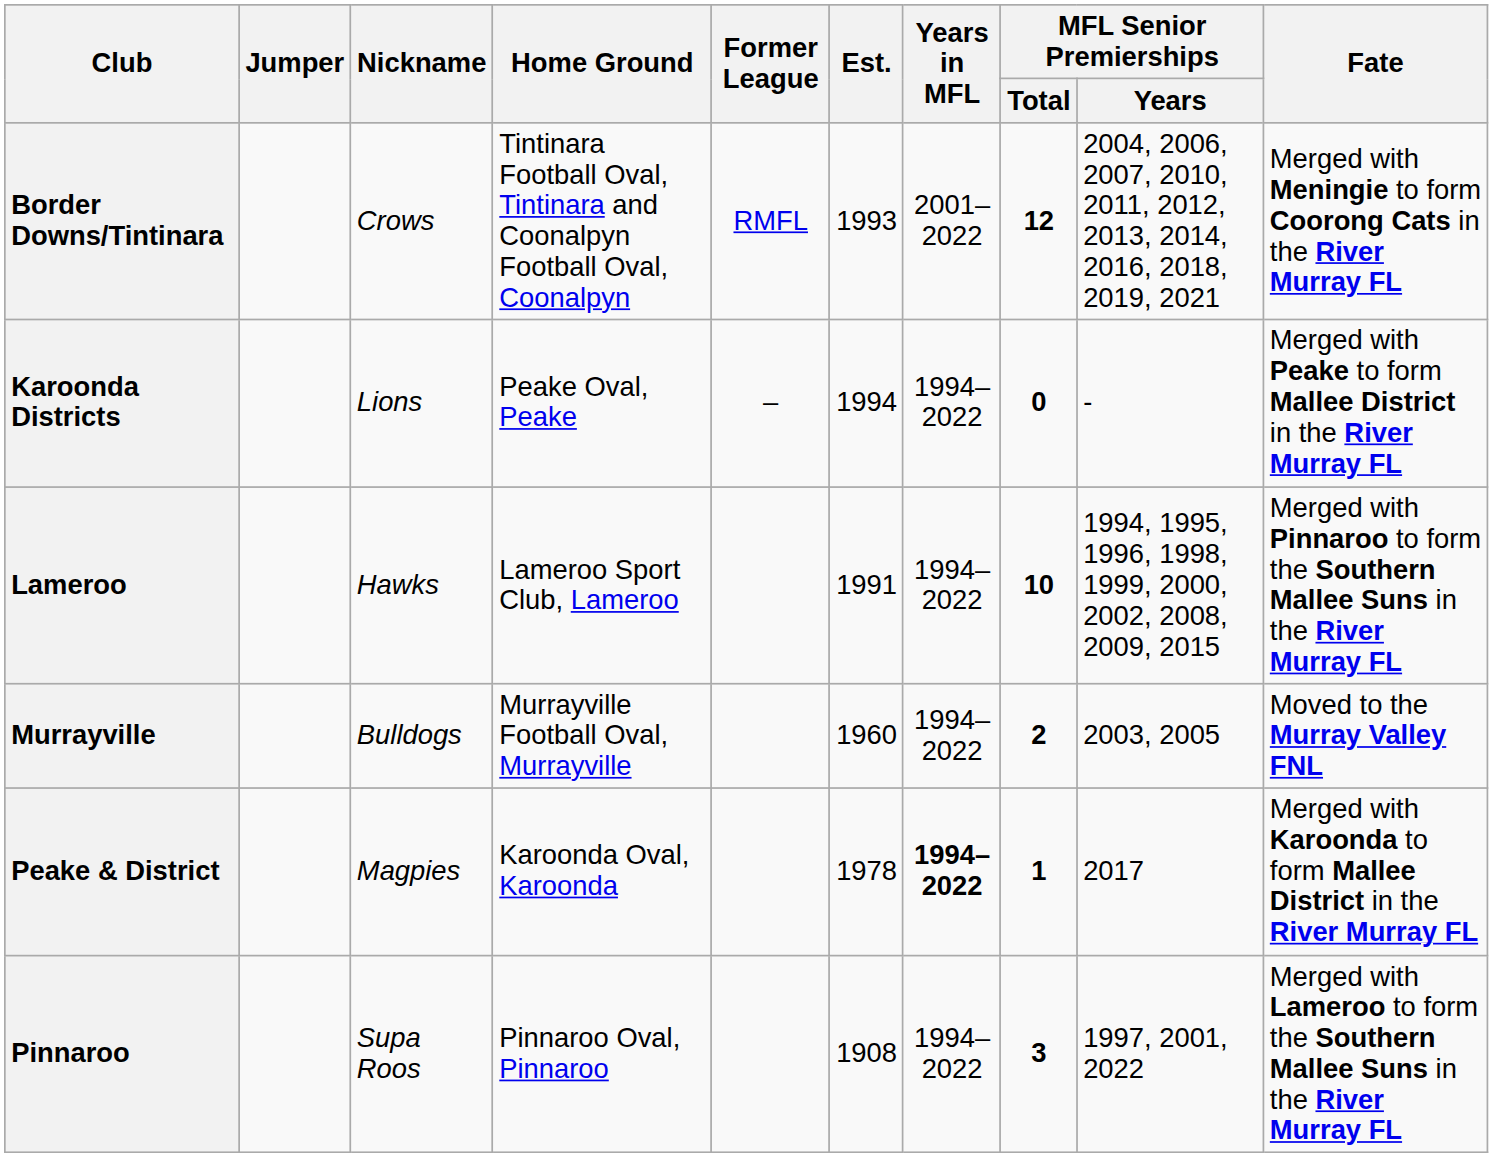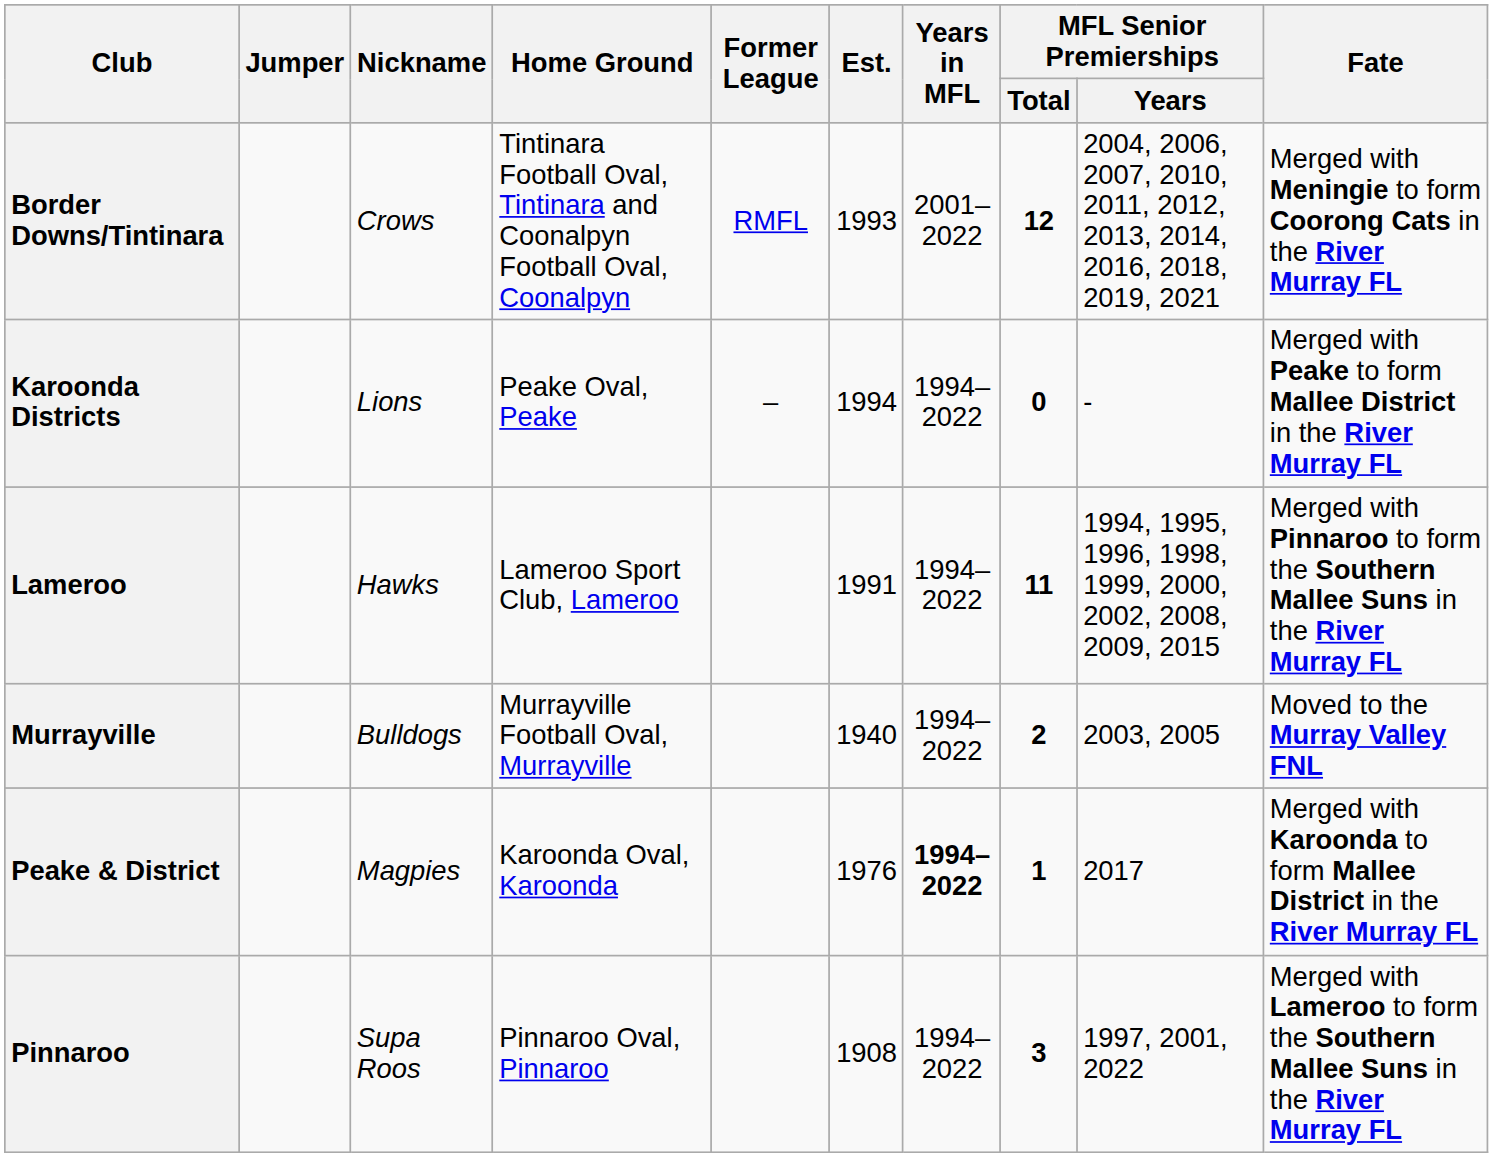(1039, 584) 10 -> (1039, 584) 11
(867, 735) 1960 -> (867, 735) 1940
(867, 871) 1978 -> (867, 871) 1976
